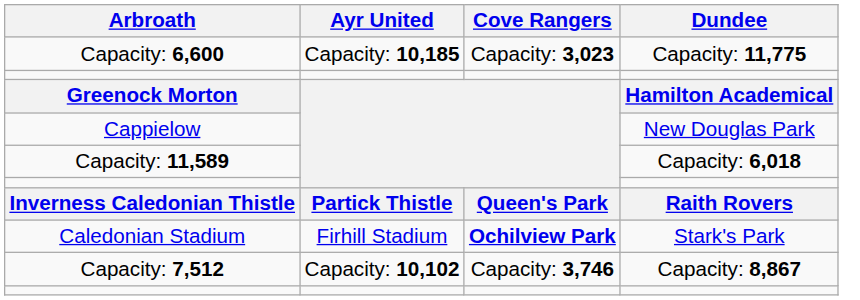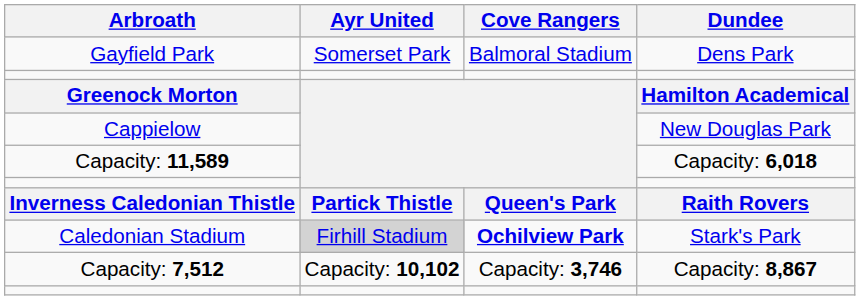+ row: (152, 53)
- row: (152, 53)
(382, 236) no background -> (382, 236) lightgrey background
